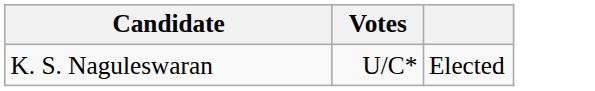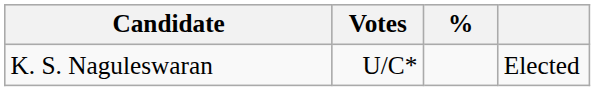+ column: (461, 24)
